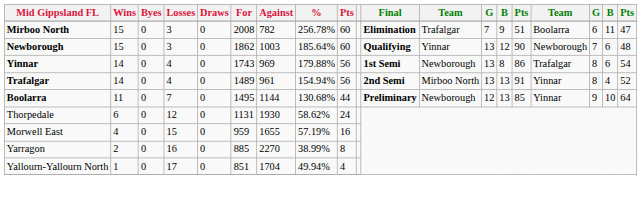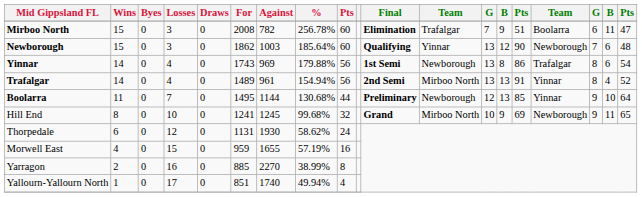+ row: (24, 114)
(270, 166) 1704 -> (270, 183) 1740
